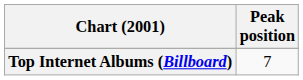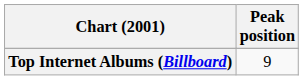(267, 61) 7 -> (267, 61) 9
